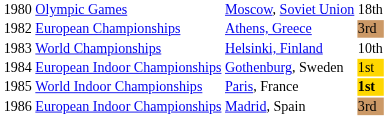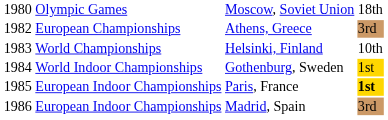(128, 67) European Indoor Championships -> (119, 67) World Indoor Championships
(119, 87) World Indoor Championships -> (128, 87) European Indoor Championships
